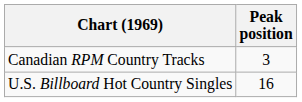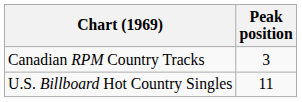(266, 84) 16 -> (266, 84) 11
